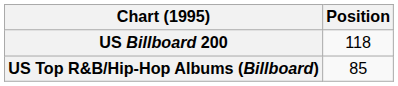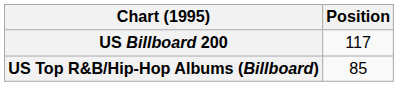(358, 42) 118 -> (358, 42) 117
